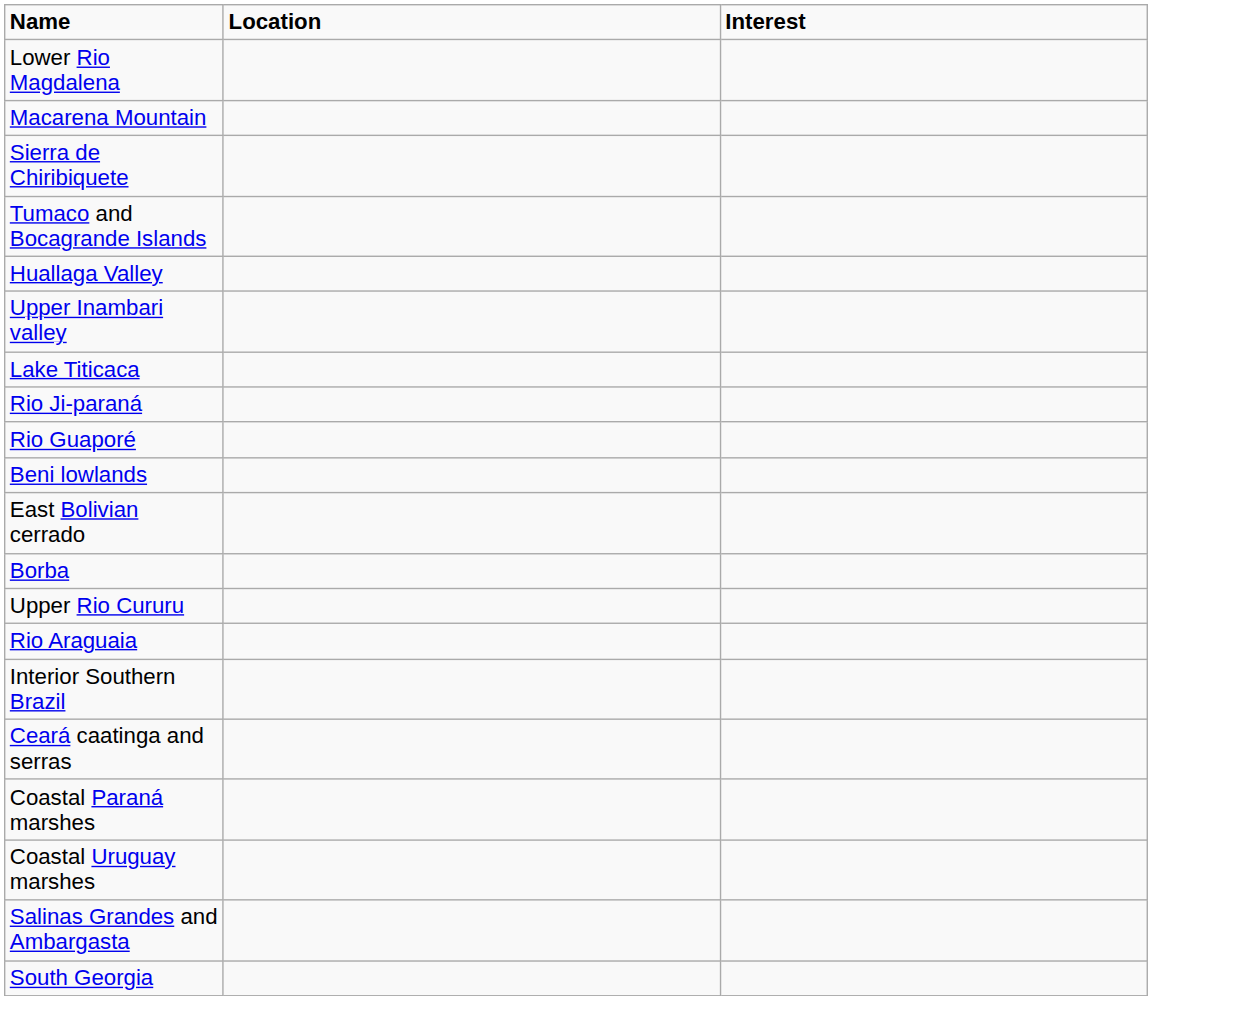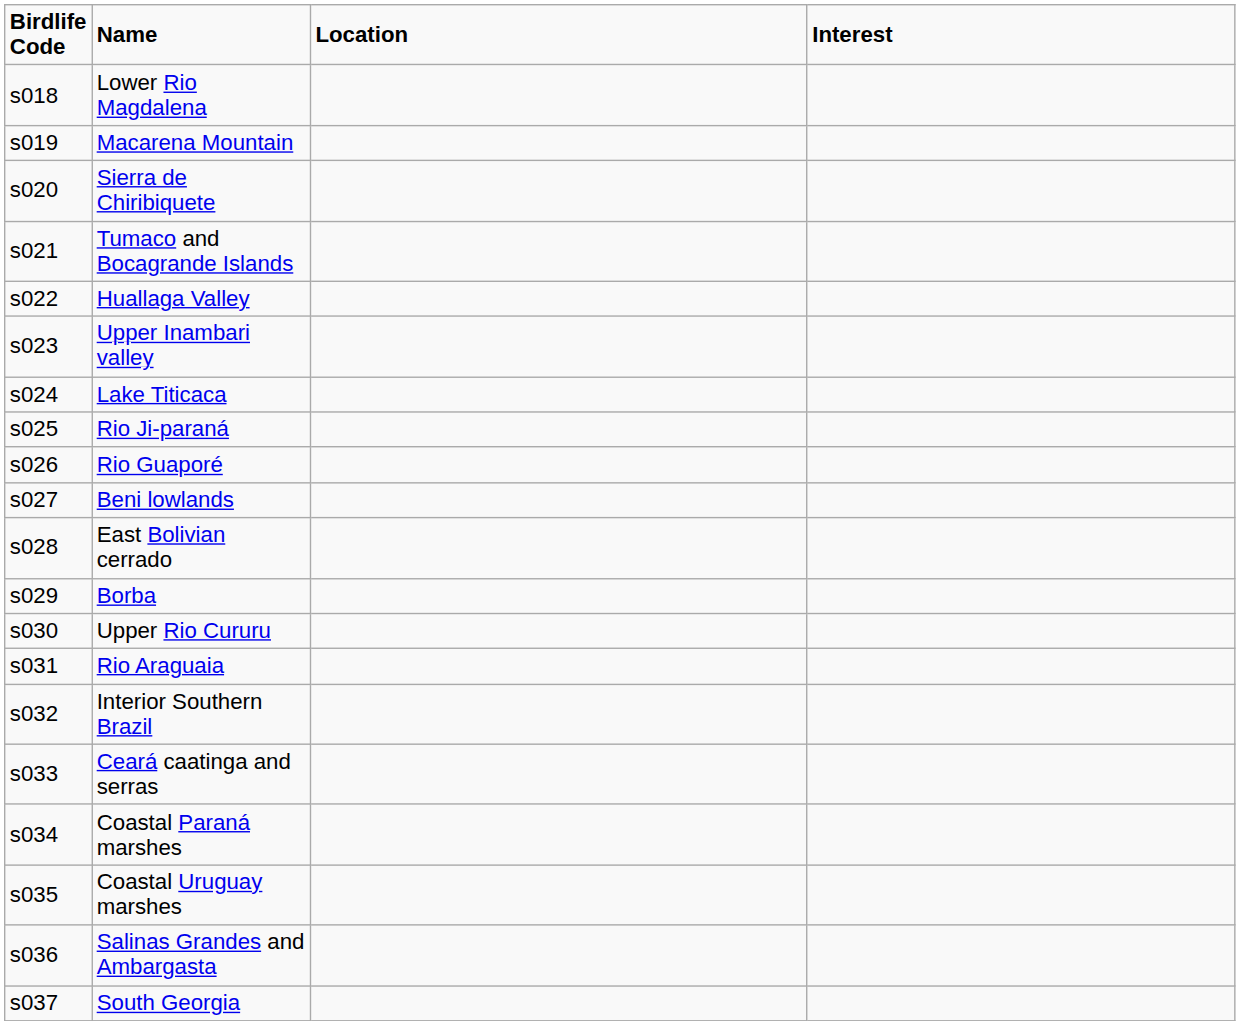+ column: (48, 34)
